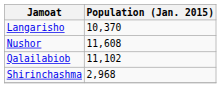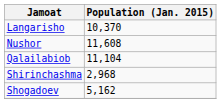(104, 59) 11,102 -> (104, 59) 11,104
+ row: (33, 91)
